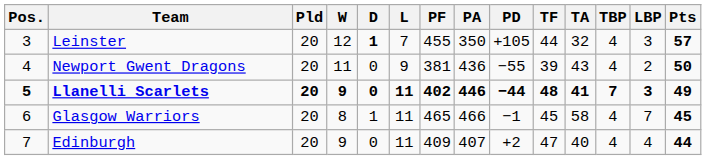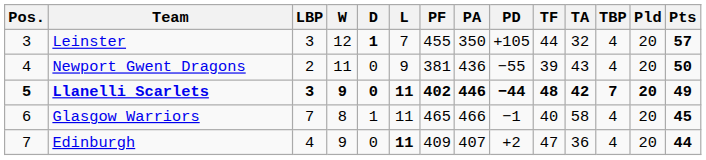columns swapped: (309, 17) <-> (648, 17)
(580, 92) 41 -> (580, 92) 42
(549, 117) 45 -> (549, 117) 40
(404, 142) normal -> (404, 142) bold
(580, 142) 40 -> (580, 142) 36
